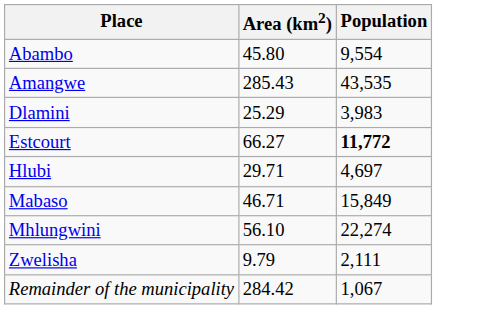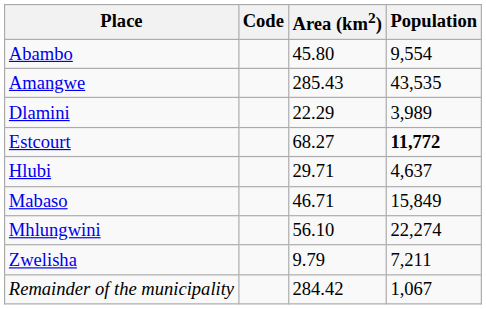+ column: (263, 21)
(264, 112) 25.29 -> (313, 112) 22.29
(361, 112) 3,983 -> (411, 112) 3,989
(264, 141) 66.27 -> (313, 141) 68.27
(361, 171) 4,697 -> (411, 171) 4,637
(361, 259) 2,111 -> (411, 259) 7,211
